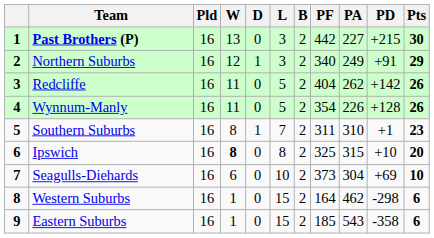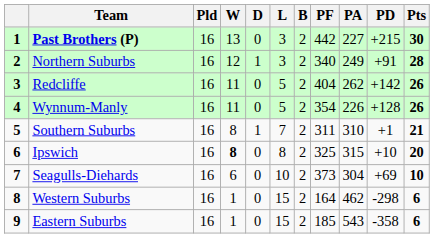(417, 61) 29 -> (417, 61) 28
(417, 130) 23 -> (417, 130) 21
